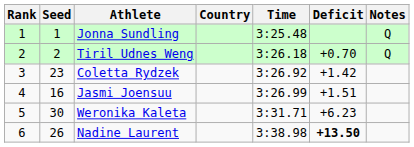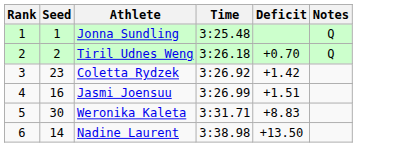- column: (225, 14)
(338, 113) +6.23 -> (282, 113) +8.83
(57, 133) 26 -> (57, 133) 14
(338, 133) bold -> (282, 133) normal
